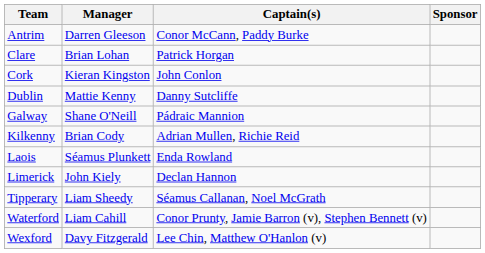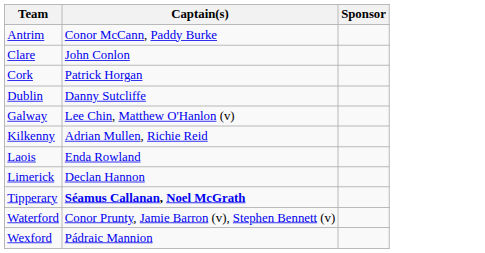- column: (108, 14)
(195, 55) Patrick Horgan -> (97, 55) John Conlon
(189, 75) John Conlon -> (104, 75) Patrick Horgan
(200, 116) Pádraic Mannion -> (150, 116) Lee Chin, Matthew O'Hanlon (v)
(241, 197) normal -> (155, 197) bold
(241, 237) Lee Chin, Matthew O'Hanlon (v) -> (109, 237) Pádraic Mannion
